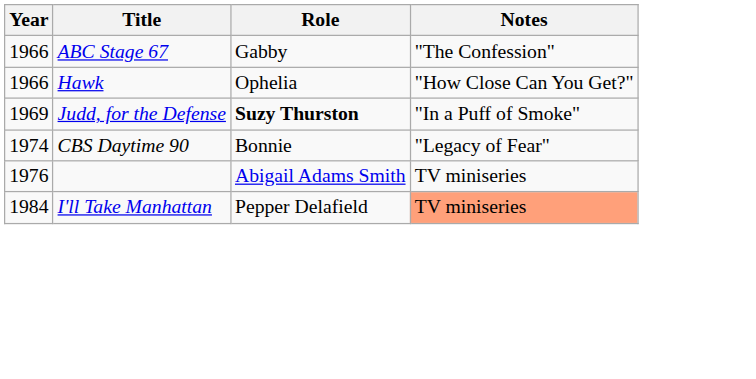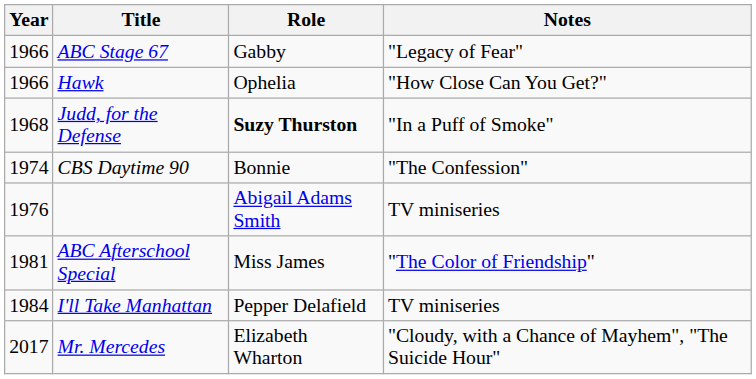(485, 51) "The Confession" -> (456, 51) "Legacy of Fear"
(29, 113) 1969 -> (29, 124) 1968
(482, 144) "Legacy of Fear" -> (458, 167) "The Confession"
+ row: (124, 262)
(470, 207) lightsalmon background -> (444, 305) no background
+ row: (111, 347)
